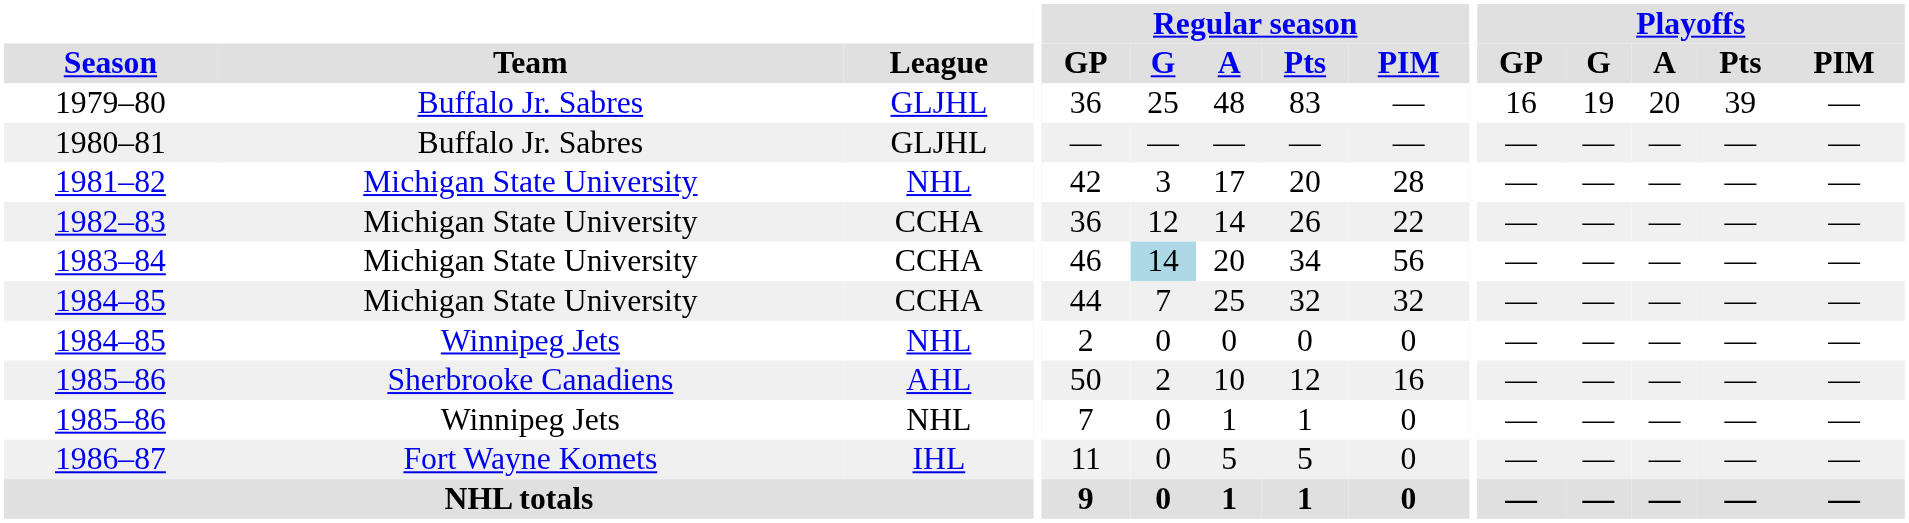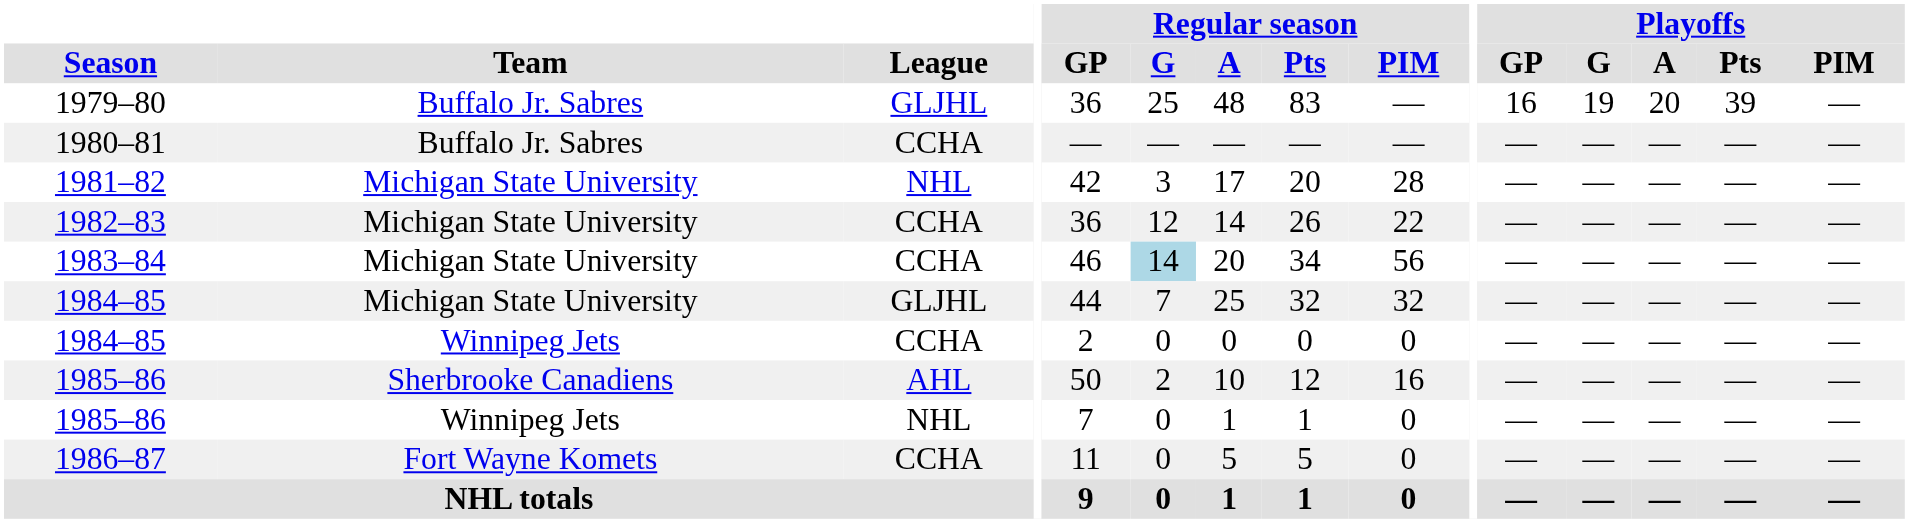(939, 142) GLJHL -> (939, 142) CCHA
(939, 300) CCHA -> (939, 300) GLJHL
(939, 340) NHL -> (939, 340) CCHA
(939, 458) IHL -> (939, 458) CCHA
